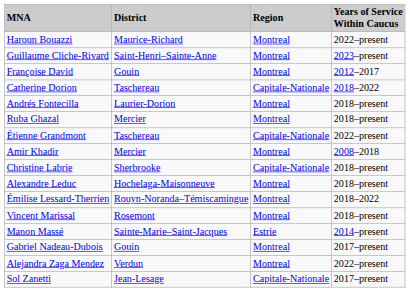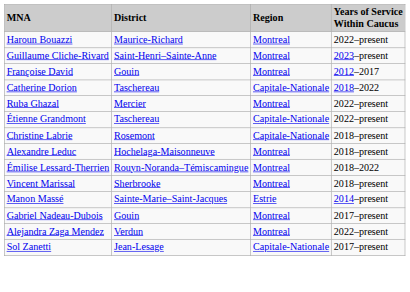- row: (43, 103)
(361, 119) 2018–present -> (361, 103) 2022–present
- row: (33, 151)
(137, 167) Sherbrooke -> (134, 135) Rosemont
(134, 215) Rosemont -> (137, 183) Sherbrooke
